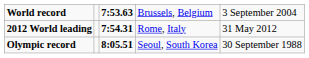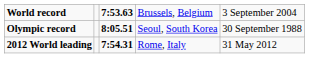rows swapped: (41, 45) <-> (49, 28)
